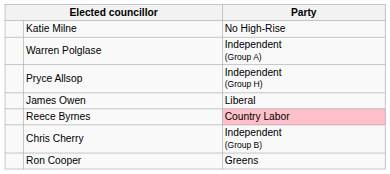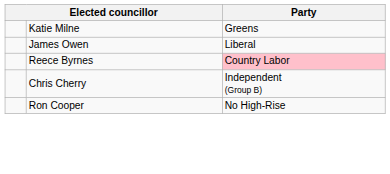(255, 29) No High-Rise -> (241, 29) Greens
- row: (64, 51)
- row: (54, 78)
(241, 161) Greens -> (255, 105) No High-Rise
